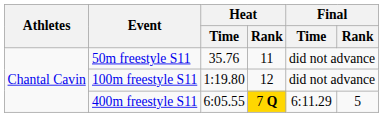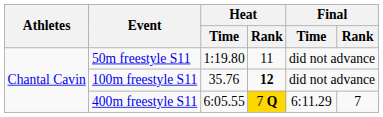(224, 58) 35.76 -> (224, 58) 1:19.80
(224, 79) 1:19.80 -> (224, 79) 35.76
(267, 79) normal -> (267, 79) bold
(358, 101) 5 -> (358, 101) 7
